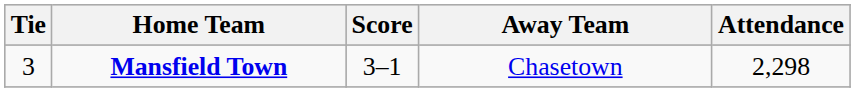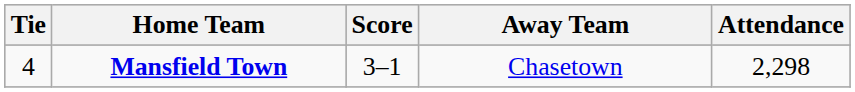(28, 65) 3 -> (28, 65) 4
